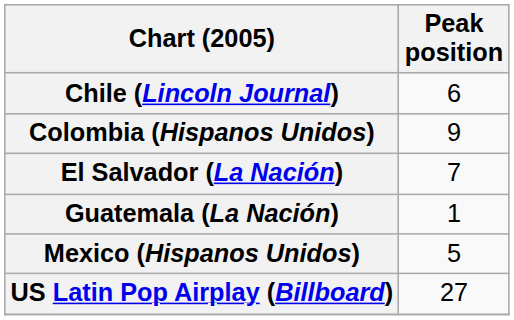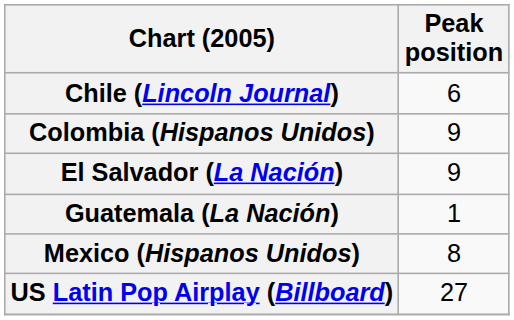(454, 173) 7 -> (454, 173) 9
(454, 253) 5 -> (454, 253) 8
